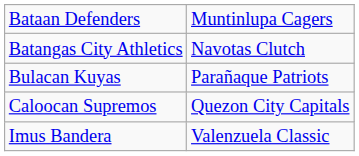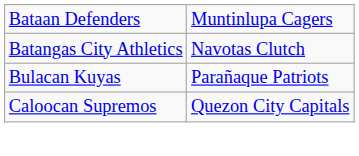- row: (60, 135)
